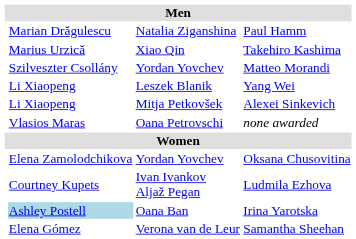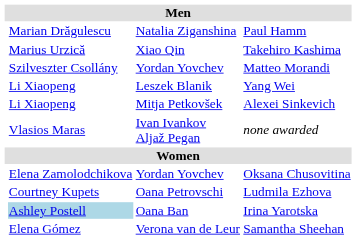(179, 122) Oana Petrovschi -> (171, 130) Ivan Ivankov Aljaž Pegan
(171, 184) Ivan Ivankov Aljaž Pegan -> (179, 192) Oana Petrovschi
